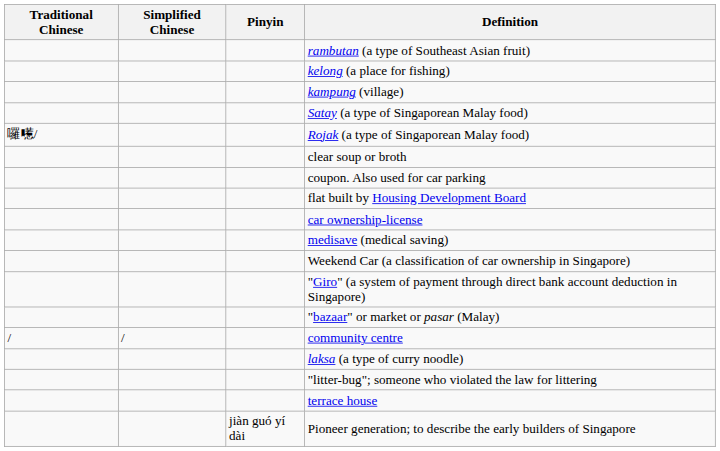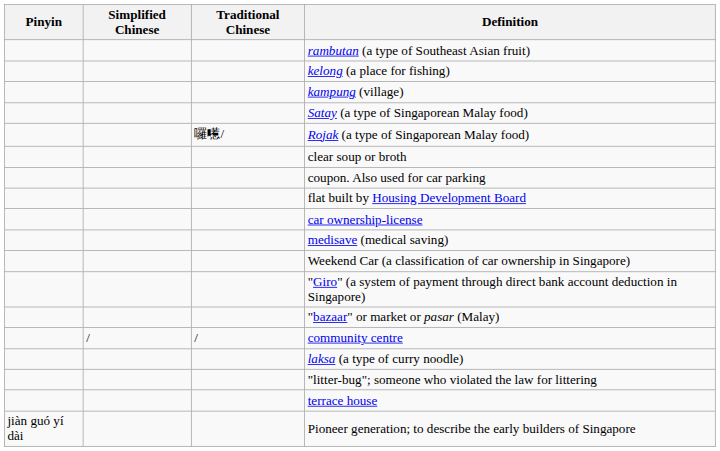columns swapped: (61, 22) <-> (265, 22)
